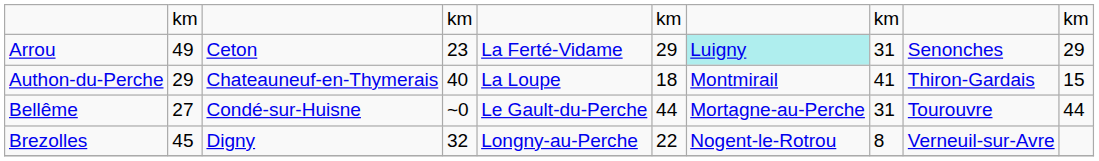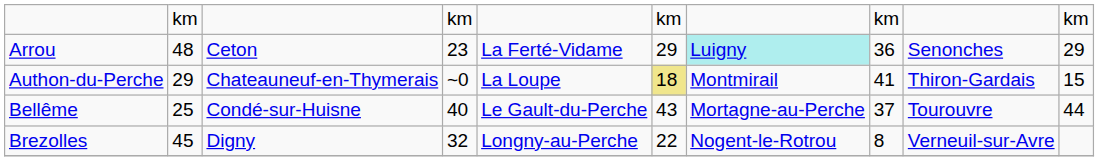(183, 49) 49 -> (183, 49) 48
(884, 49) 31 -> (884, 49) 36
(458, 79) 40 -> (458, 79) ~0
(667, 79) no background -> (667, 79) khaki background
(183, 110) 27 -> (183, 110) 25
(458, 110) ~0 -> (458, 110) 40
(667, 110) 44 -> (667, 110) 43
(884, 110) 31 -> (884, 110) 37
